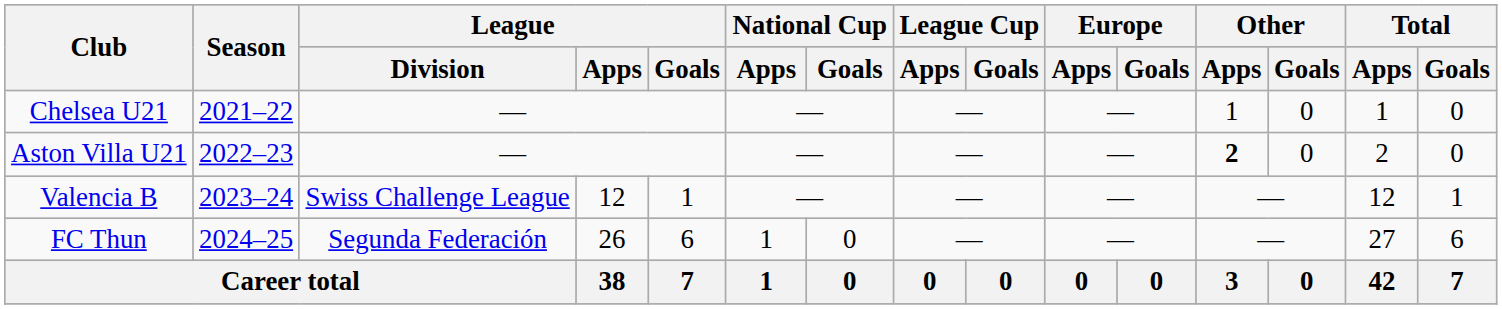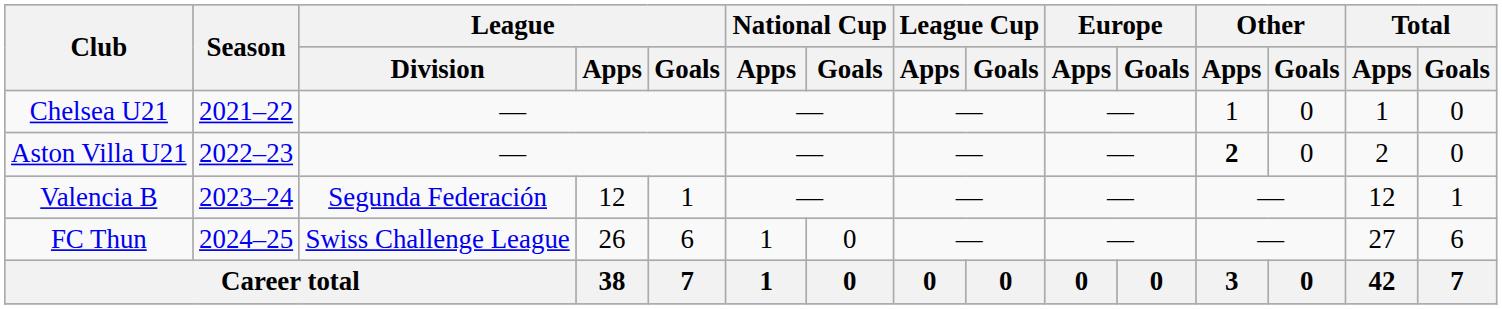(438, 196) Swiss Challenge League -> (438, 196) Segunda Federación
(438, 238) Segunda Federación -> (438, 238) Swiss Challenge League
